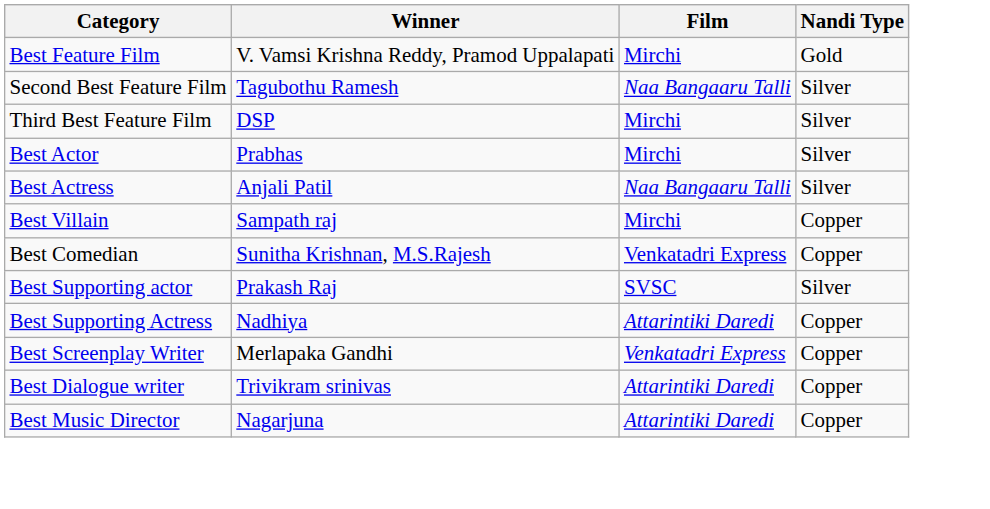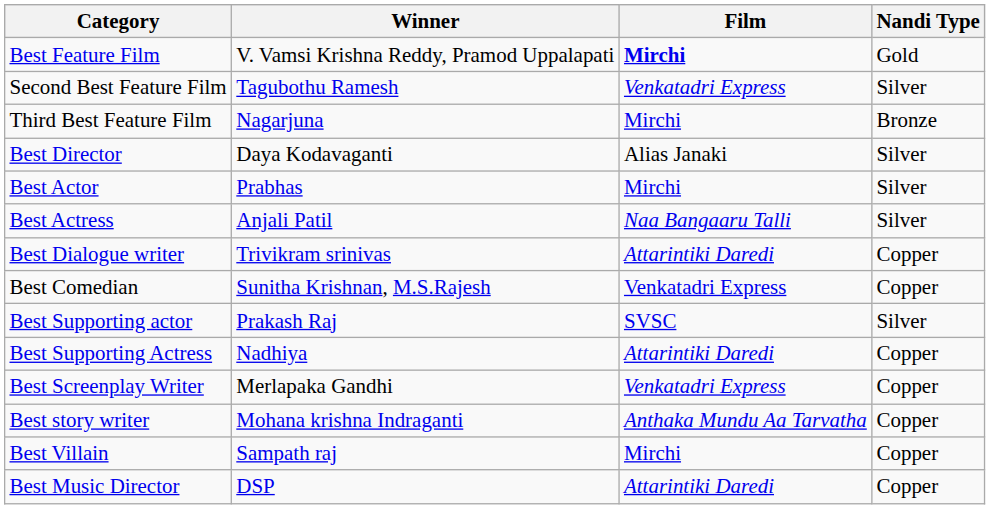(653, 54) normal -> (655, 54) bold
(707, 87) Naa Bangaaru Talli -> (705, 87) Venkatadri Express
(256, 120) DSP -> (280, 120) Nagarjuna
(826, 120) Silver -> (907, 120) Bronze
+ row: (66, 154)
rows swapped: (59, 220) <-> (97, 386)
+ row: (79, 420)
(280, 420) Nagarjuna -> (256, 486) DSP
